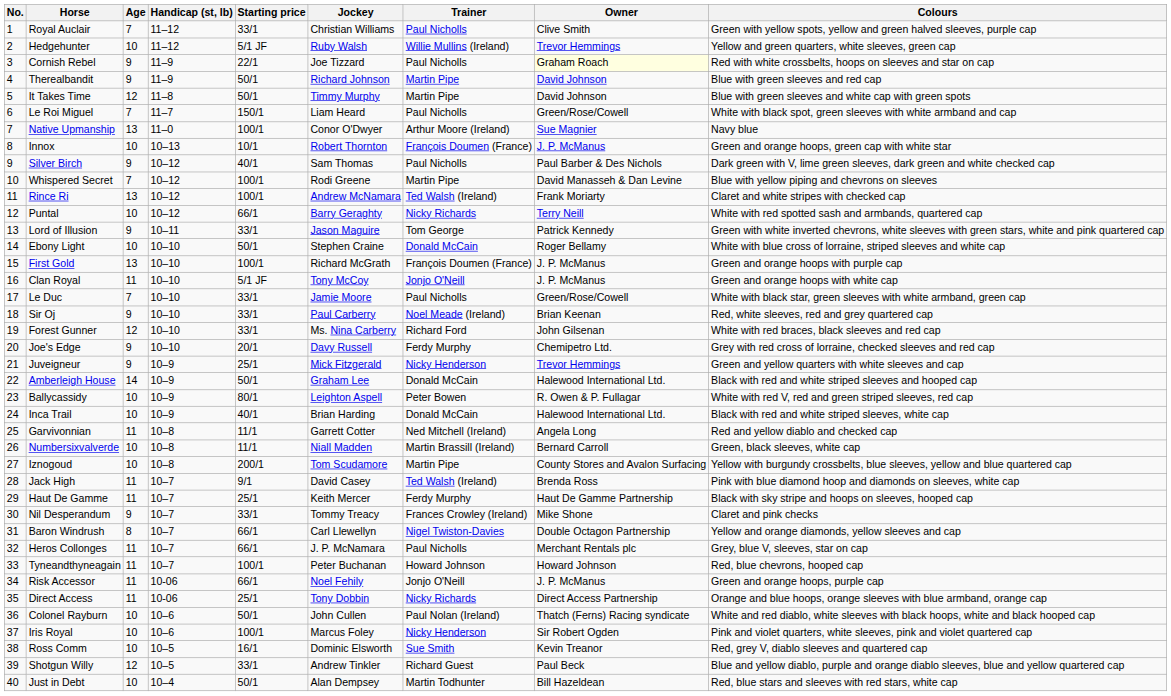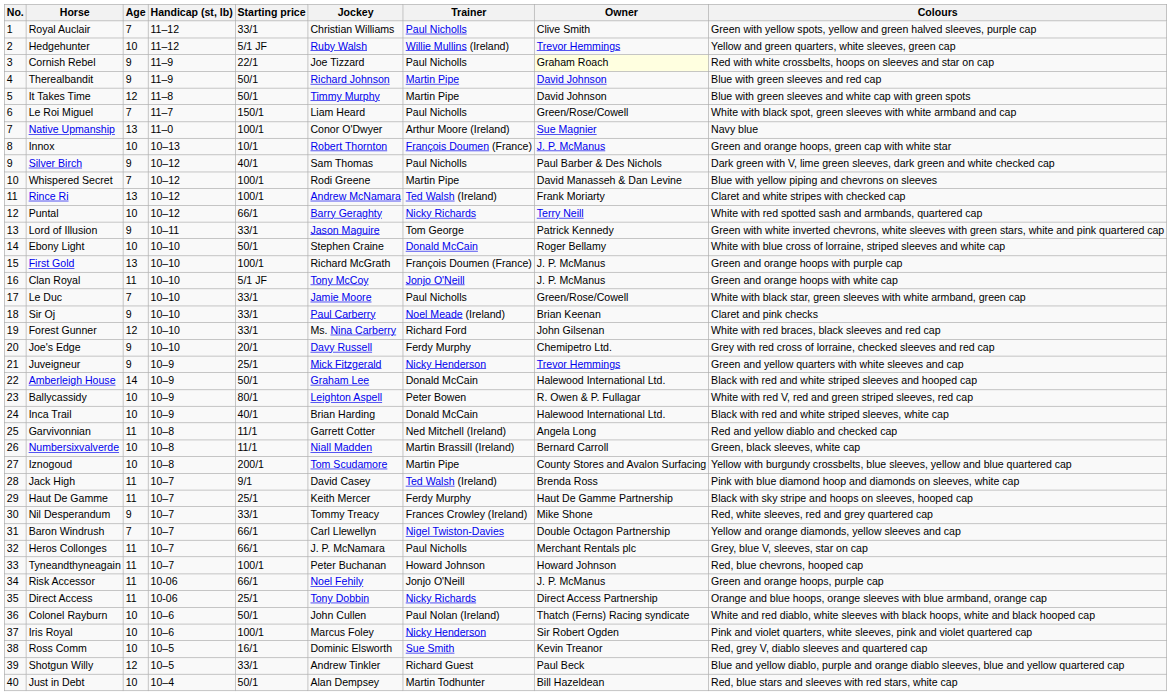(822, 314) Red, white sleeves, red and grey quartered cap -> (765, 314) Claret and pink checks
(765, 515) Claret and pink checks -> (822, 515) Red, white sleeves, red and grey quartered cap
(129, 532) 8 -> (129, 532) 7
